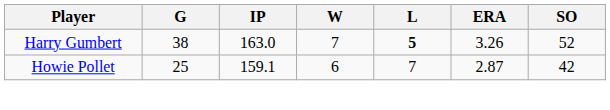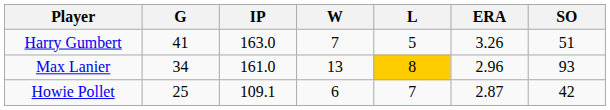(180, 42) 38 -> (180, 42) 41
(412, 42) bold -> (412, 42) normal
(567, 42) 52 -> (567, 42) 51
+ row: (73, 67)
(258, 67) 159.1 -> (258, 92) 109.1
